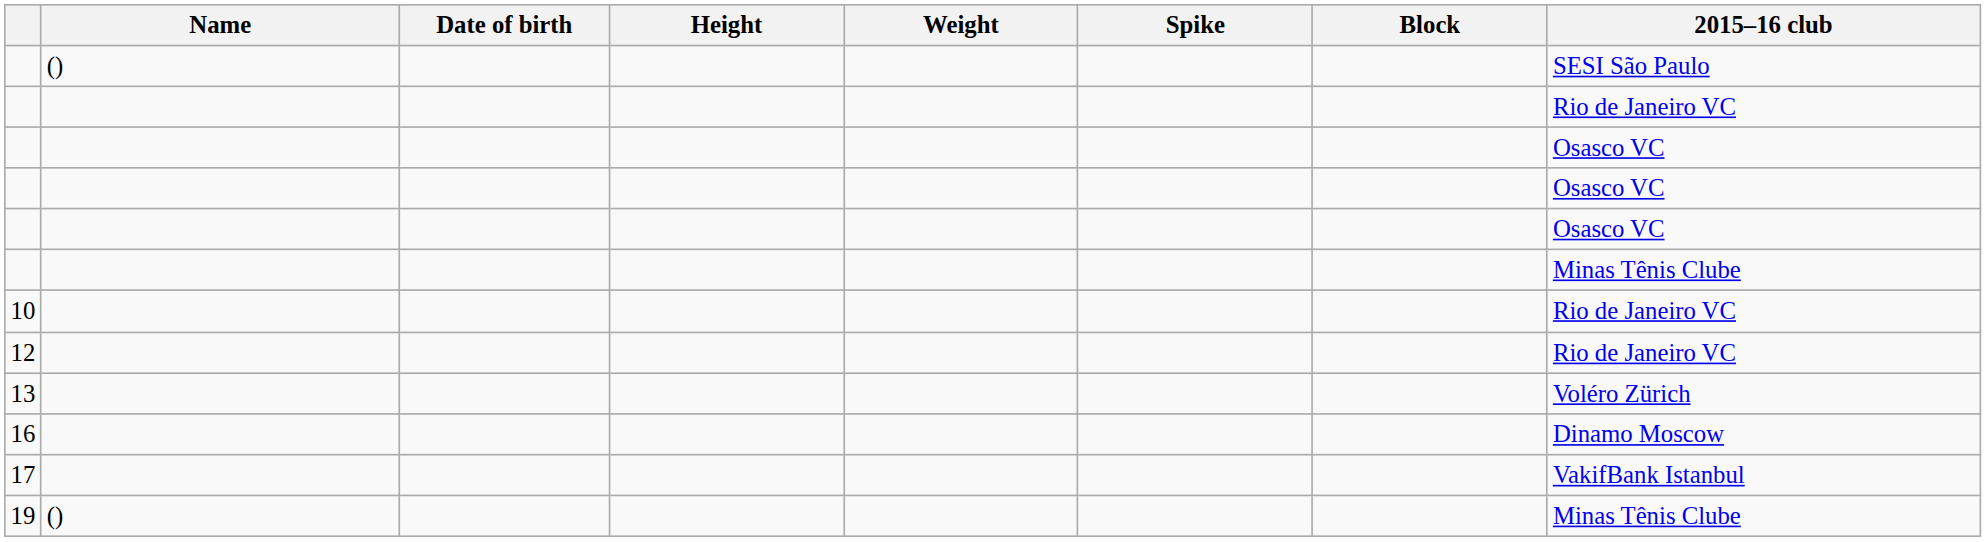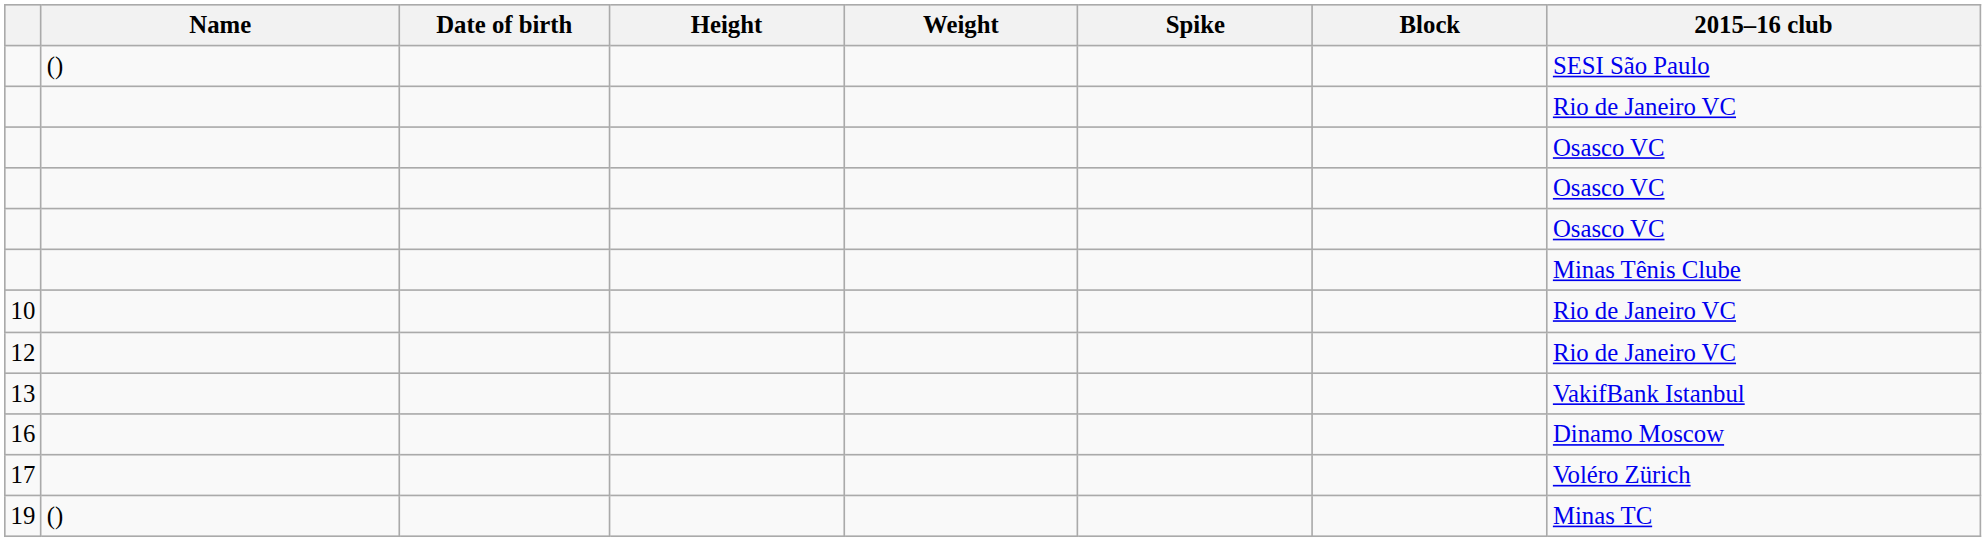(1622, 392) Voléro Zürich -> (1649, 392) VakifBank Istanbul
(1649, 474) VakifBank Istanbul -> (1622, 474) Voléro Zürich
(1647, 515) Minas Tênis Clube -> (1603, 515) Minas TC
